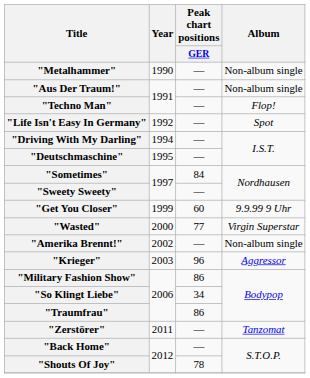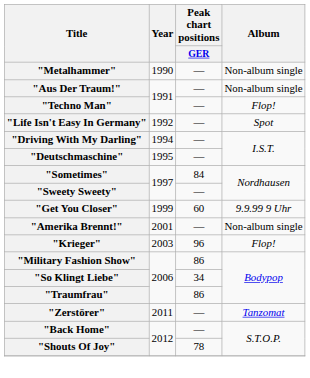- row: (77, 226)
(162, 243) 2002 -> (162, 226) 2001
(264, 260) Aggressor -> (264, 243) Flop!
